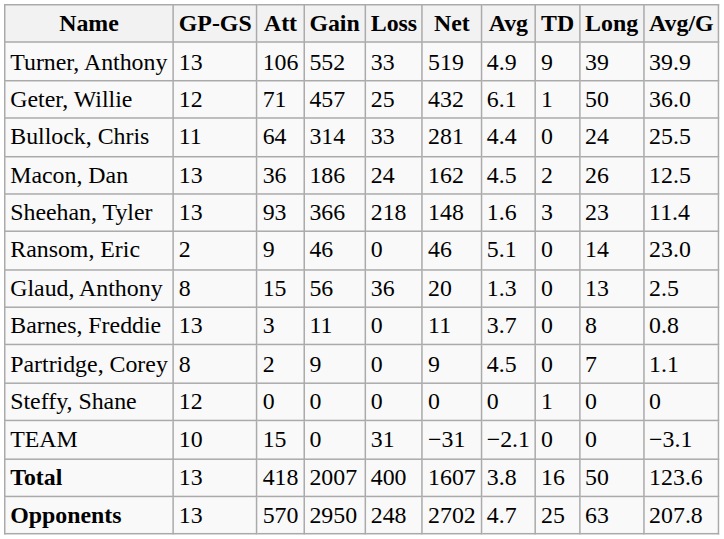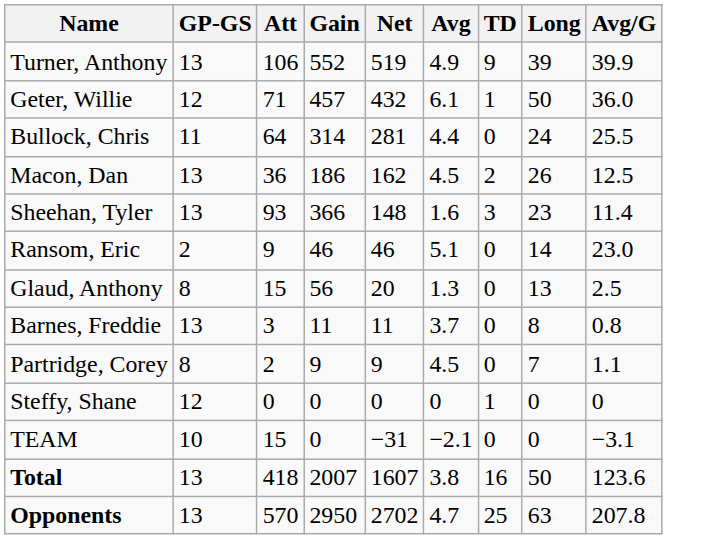- column: (394, 23)
